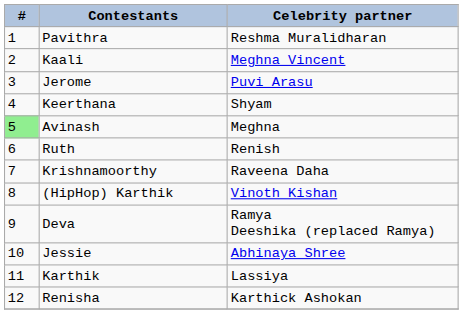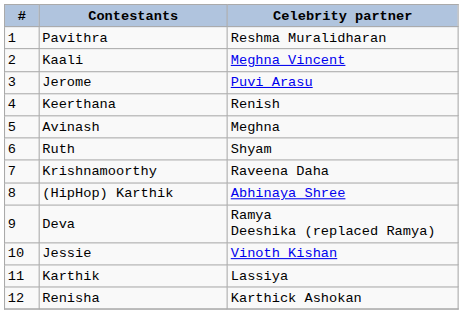(251, 105) Shyam -> (255, 105) Renish
(12, 127) lightgreen background -> (12, 127) no background
(255, 149) Renish -> (251, 149) Shyam
(284, 194) Vinoth Kishan -> (288, 194) Abhinaya Shree
(288, 254) Abhinaya Shree -> (284, 254) Vinoth Kishan
